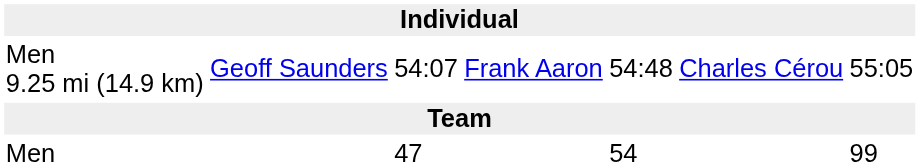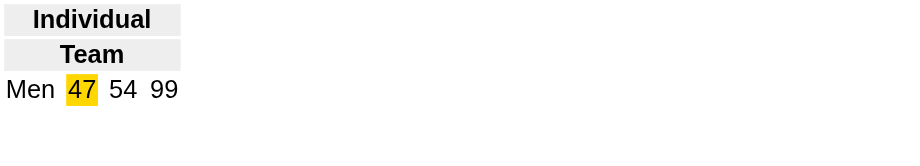- row: (105, 69)
(408, 153) no background -> (82, 89) gold background
